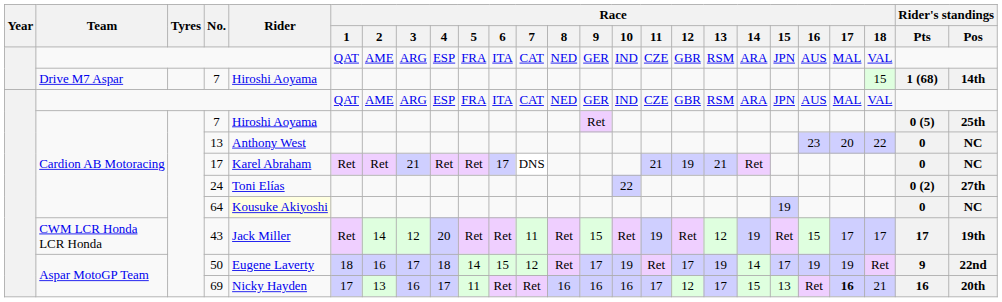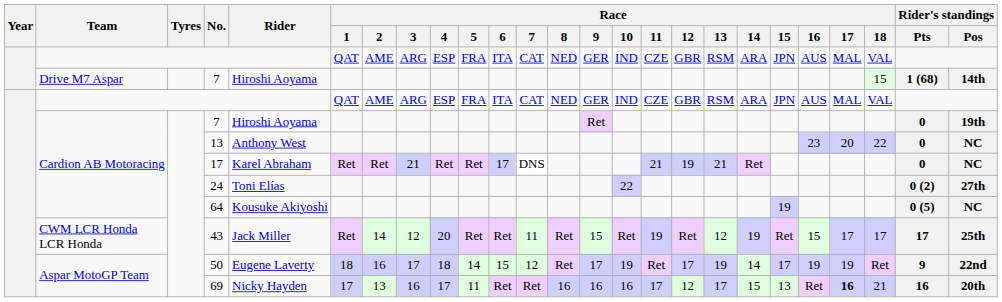(922, 121) 0 (5) -> (922, 121) 0
(973, 121) 25th -> (973, 121) 19th
(280, 207) lightyellow background -> (280, 207) no background
(922, 207) 0 -> (922, 207) 0 (5)
(973, 236) 19th -> (973, 236) 25th
